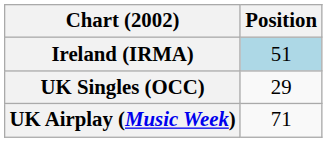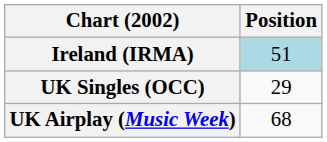(281, 119) 71 -> (281, 119) 68
